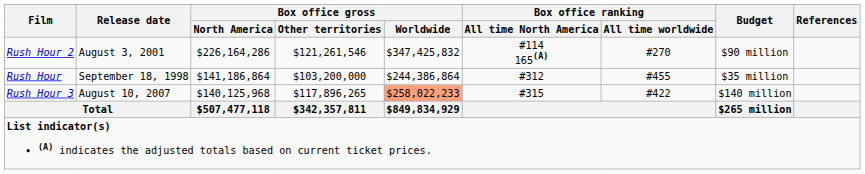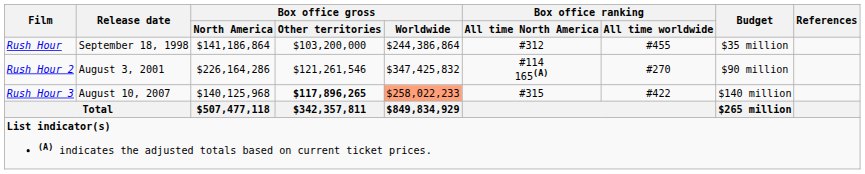rows swapped: (34, 77) <-> (40, 53)
(330, 93) normal -> (330, 93) bold
